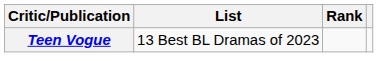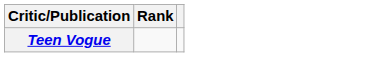- column: (228, 16)
